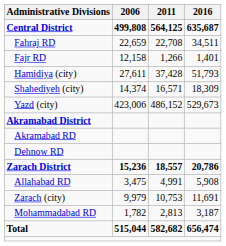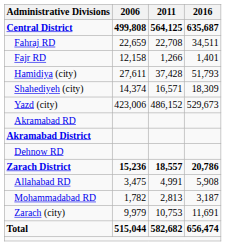rows swapped: (49, 120) <-> (45, 136)
rows swapped: (55, 213) <-> (40, 197)
